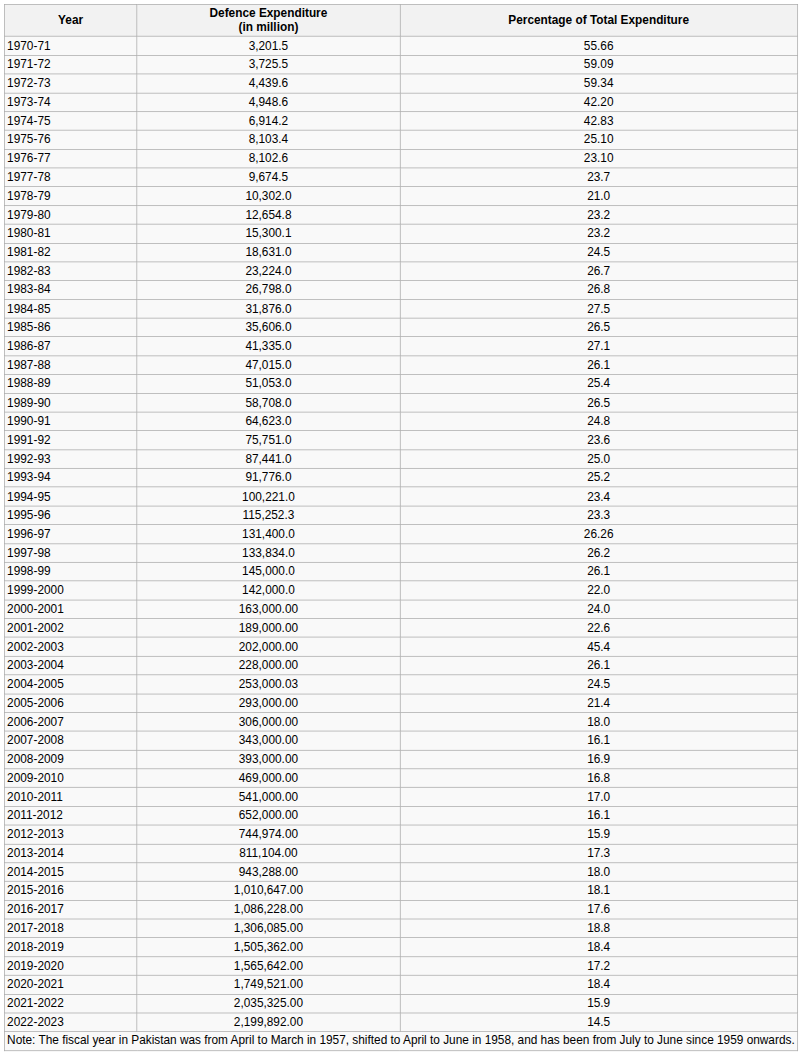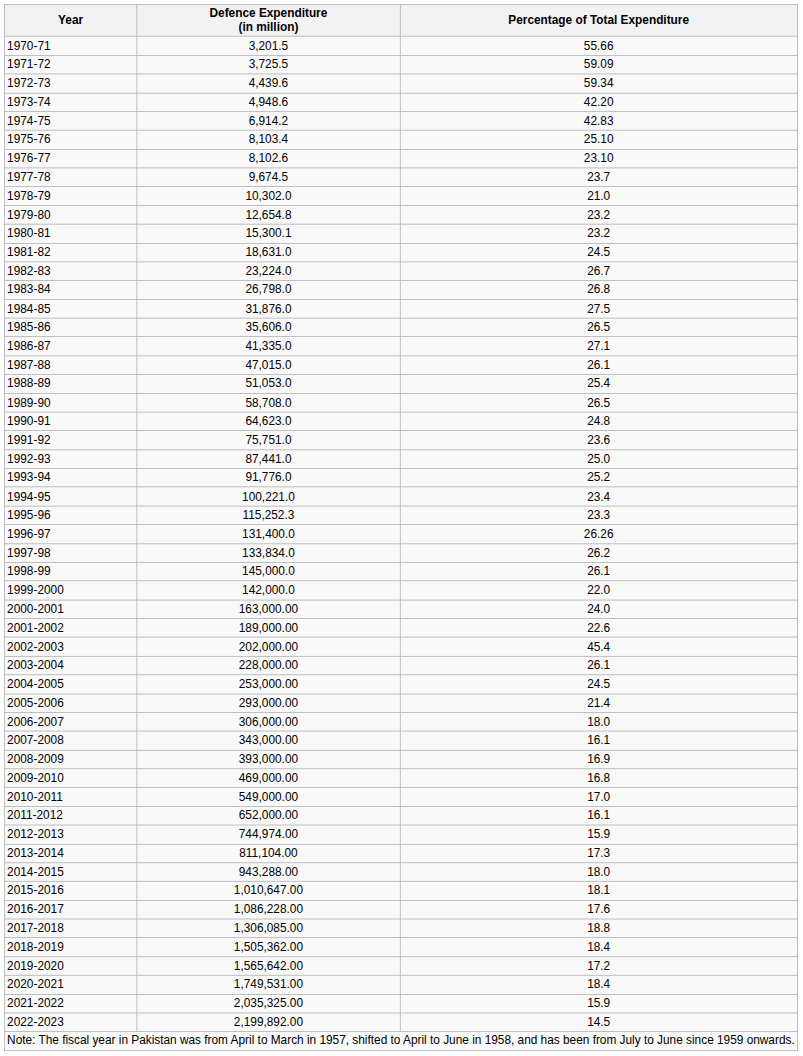(268, 684) 253,000.03 -> (268, 684) 253,000.00
(268, 797) 541,000.00 -> (268, 797) 549,000.00
(268, 984) 1,749,521.00 -> (268, 984) 1,749,531.00
